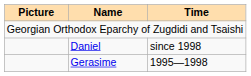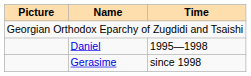(176, 46) since 1998 -> (179, 46) 1995—1998
(179, 63) 1995—1998 -> (176, 63) since 1998
